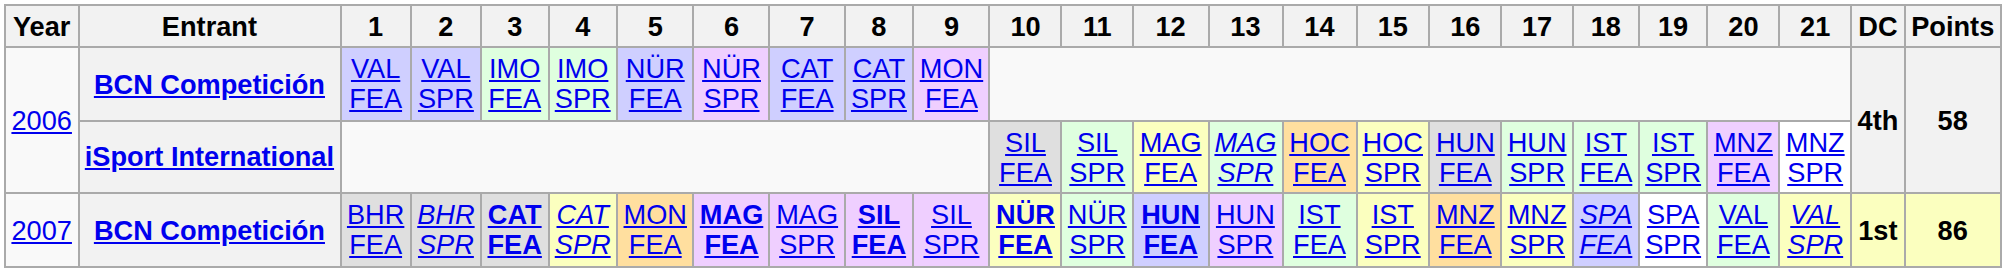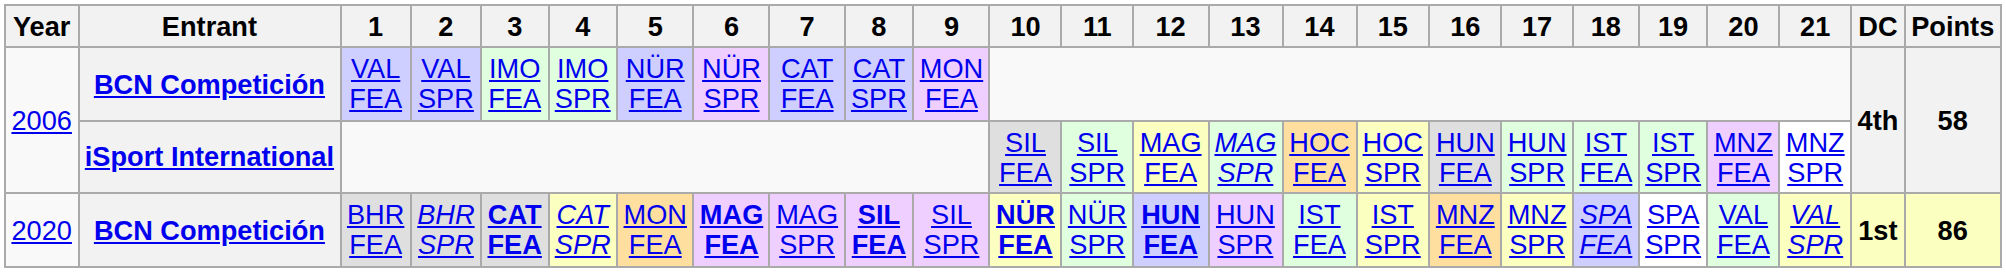(42, 230) 2007 -> (42, 230) 2020
